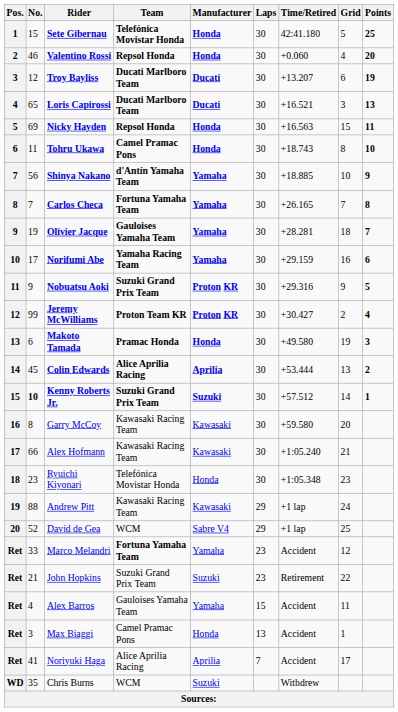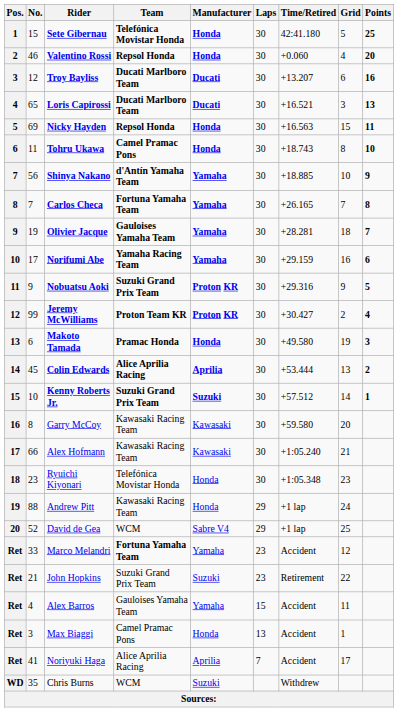(370, 78) 19 -> (370, 78) 16
(33, 397) bold -> (33, 397) normal
(212, 507) Kawasaki -> (206, 507) Honda
